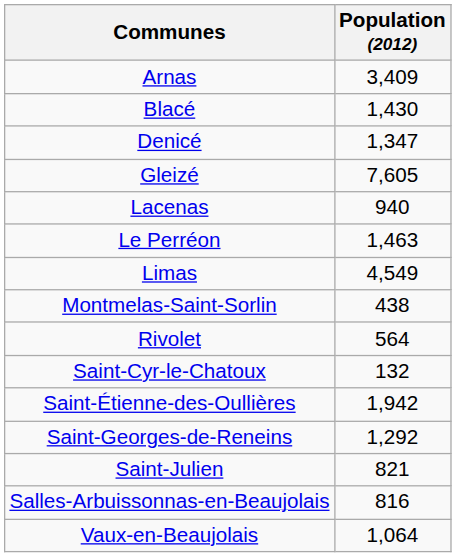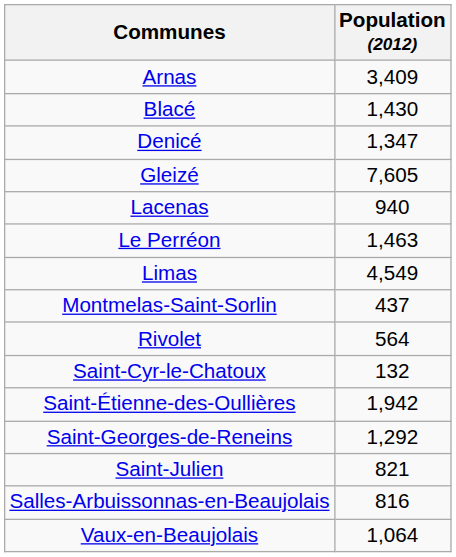(392, 305) 438 -> (392, 305) 437
